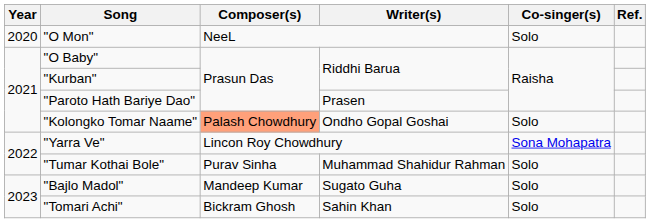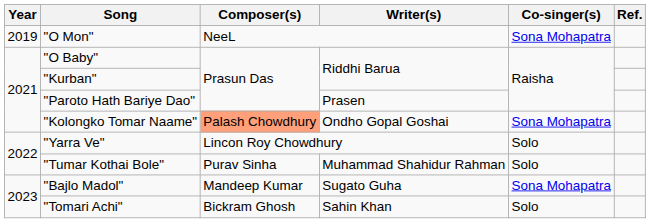(22, 36) 2020 -> (22, 36) 2019
(525, 36) Solo -> (561, 36) Sona Mohapatra
(525, 121) Solo -> (561, 121) Sona Mohapatra
(561, 143) Sona Mohapatra -> (525, 143) Solo
(525, 185) Solo -> (561, 185) Sona Mohapatra
